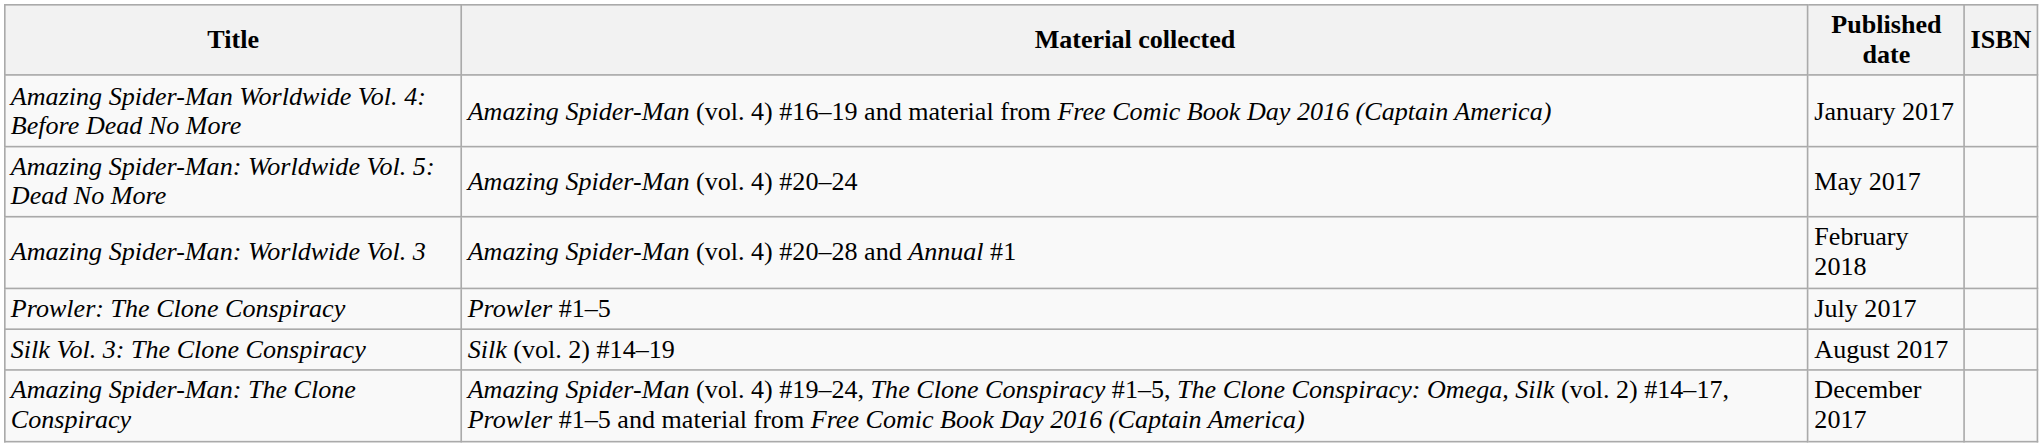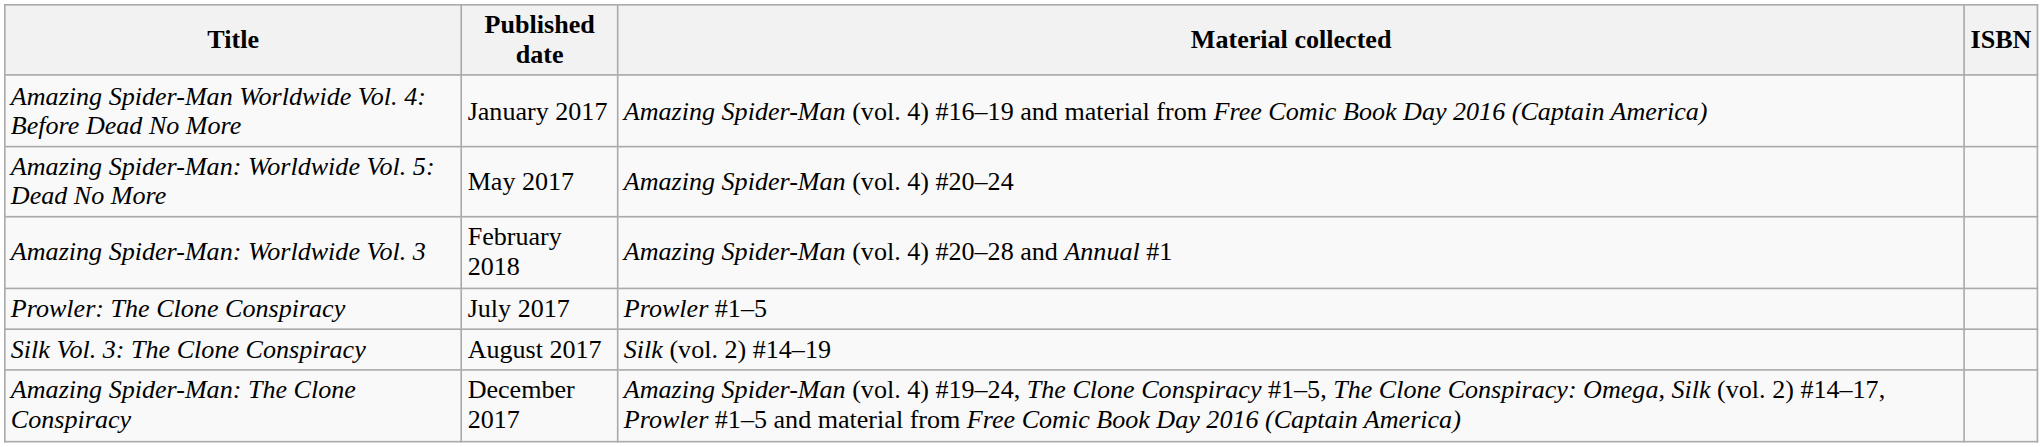columns swapped: (1135, 39) <-> (1886, 39)
